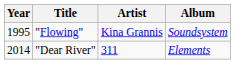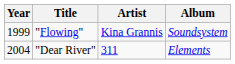(19, 31) 1995 -> (19, 31) 1999
(19, 50) 2014 -> (19, 50) 2004
